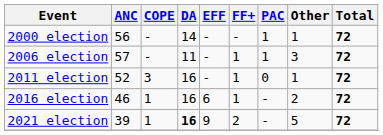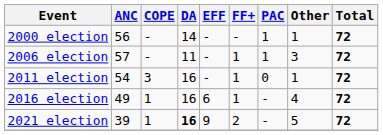(122, 78) 52 -> (122, 78) 54
(122, 99) 46 -> (122, 99) 49
(295, 99) 2 -> (295, 99) 4
